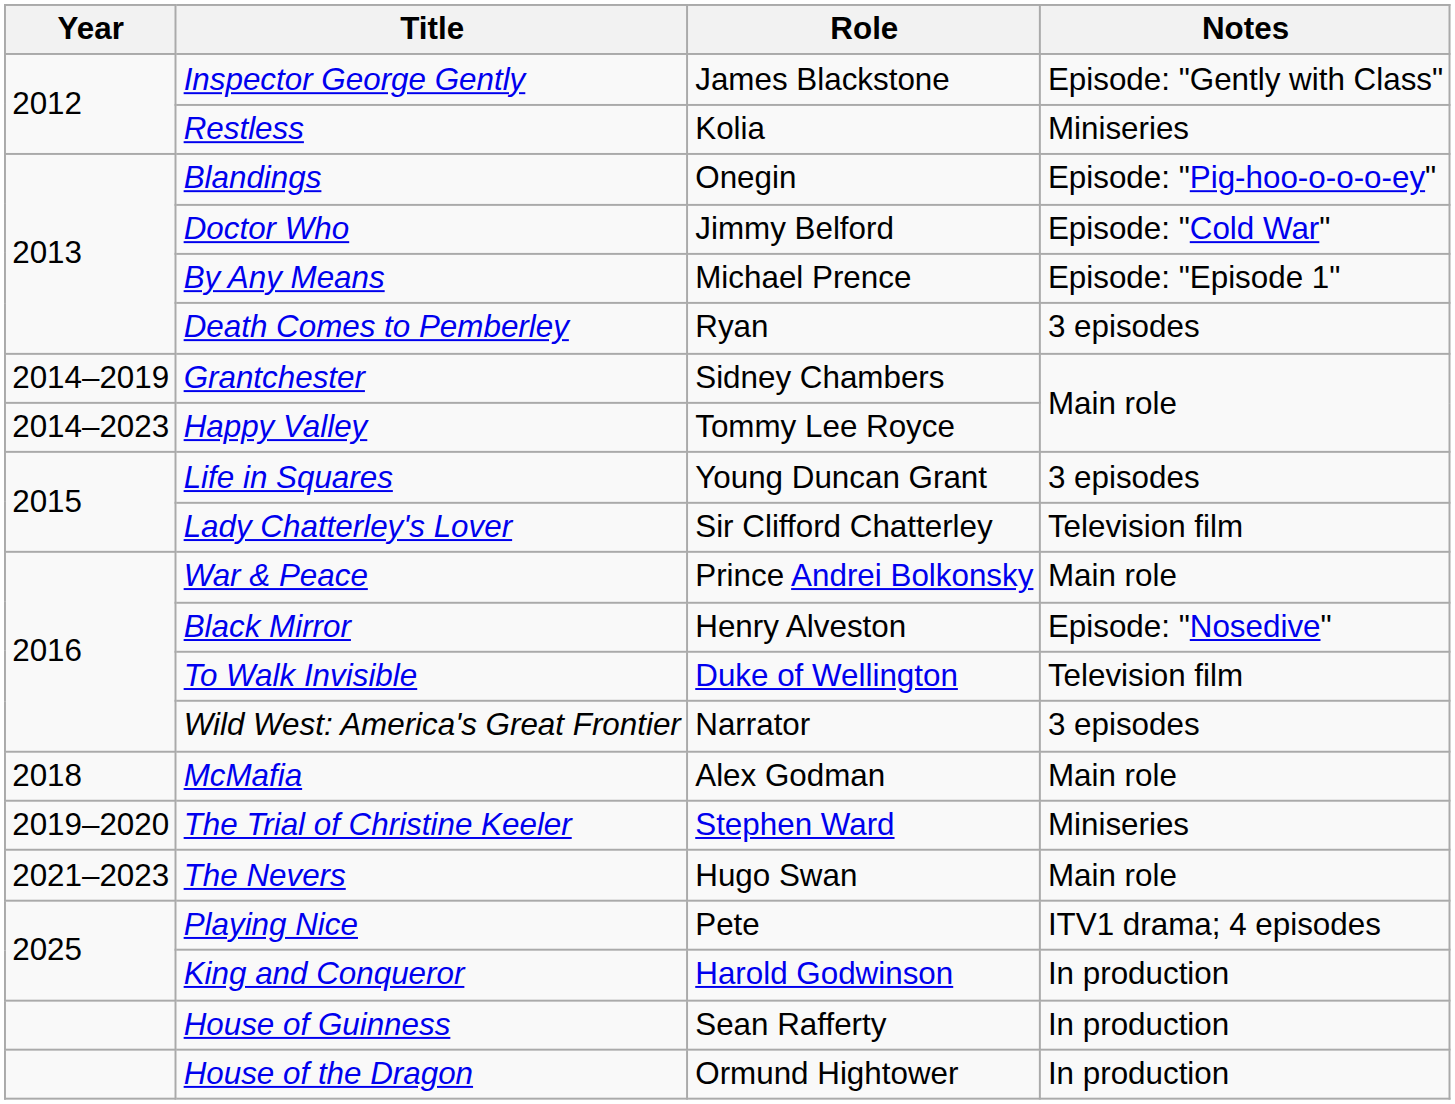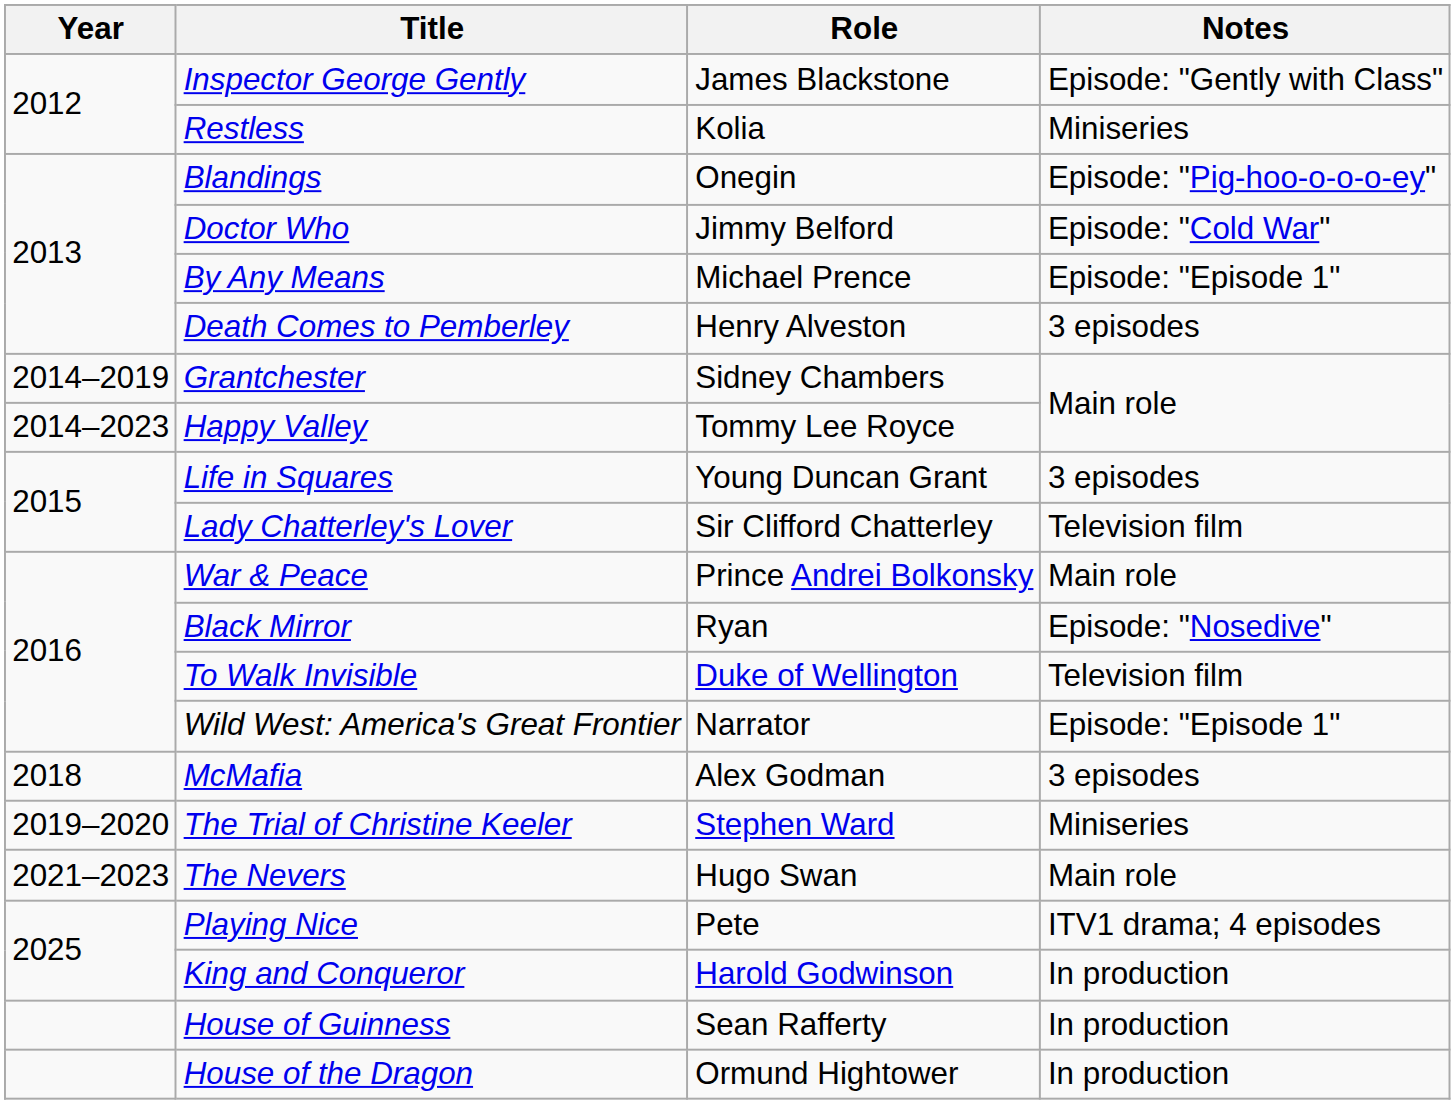(732, 327) Ryan -> (801, 327) Henry Alveston
(801, 626) Henry Alveston -> (732, 626) Ryan
(1124, 725) 3 episodes -> (1194, 725) Episode: "Episode 1"
(1112, 775) Main role -> (1124, 775) 3 episodes
